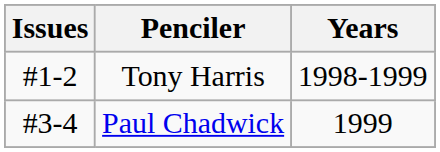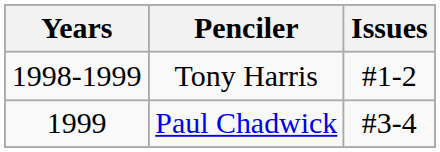columns swapped: (363, 28) <-> (50, 28)
